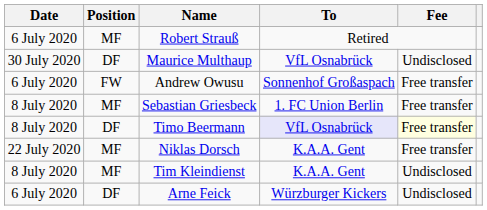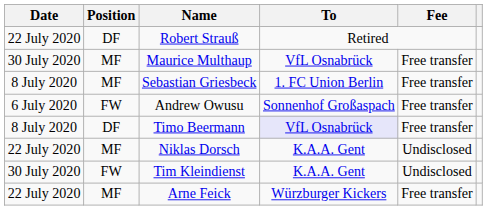(44, 37) 6 July 2020 -> (44, 37) 22 July 2020
(111, 37) MF -> (111, 37) DF
(111, 60) DF -> (111, 60) MF
(437, 60) Undisclosed -> (437, 60) Free transfer
rows swapped: (199, 82) <-> (199, 104)
(437, 127) lightyellow background -> (437, 127) no background
(437, 149) Free transfer -> (437, 149) Undisclosed
(44, 171) 8 July 2020 -> (44, 171) 30 July 2020
(111, 171) MF -> (111, 171) FW
(44, 194) 6 July 2020 -> (44, 194) 22 July 2020
(111, 194) DF -> (111, 194) MF
(437, 194) Undisclosed -> (437, 194) Free transfer
